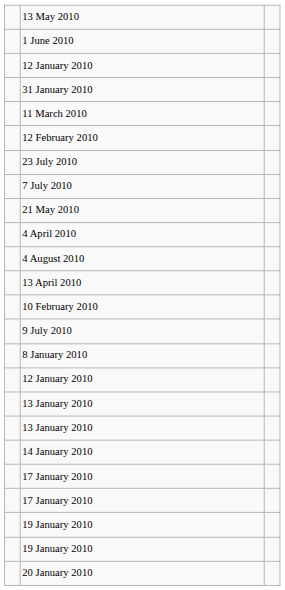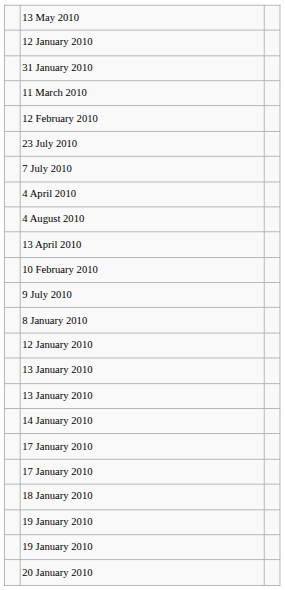- row: (12, 41)
- row: (12, 211)
+ row: (12, 497)
